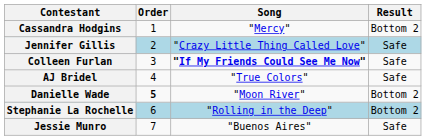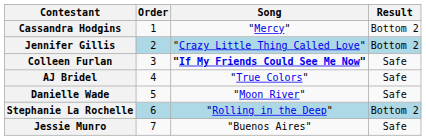(395, 45) Safe -> (395, 45) Bottom 2
(153, 94) bold -> (153, 94) normal
(395, 94) Bottom 2 -> (395, 94) Safe
